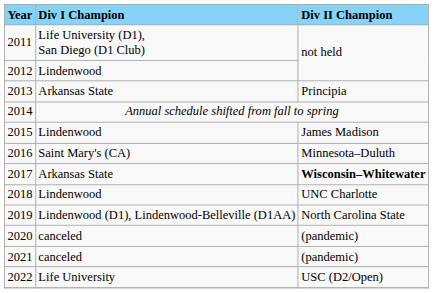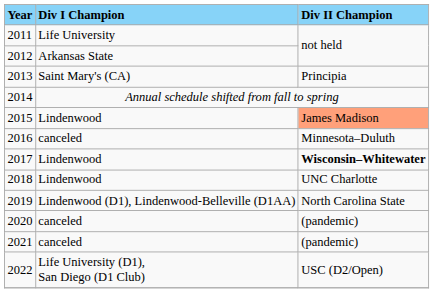(92, 42) Life University (D1), San Diego (D1 Club) -> (77, 35) Life University
(70, 70) Lindenwood -> (76, 55) Arkansas State
(76, 91) Arkansas State -> (84, 76) Saint Mary's (CA)
(340, 132) no background -> (340, 117) lightsalmon background
(84, 152) Saint Mary's (CA) -> (60, 138) canceled
(76, 173) Arkansas State -> (70, 158) Lindenwood
(77, 276) Life University -> (92, 269) Life University (D1), San Diego (D1 Club)
